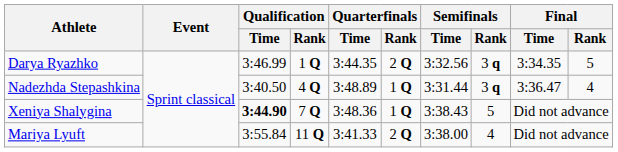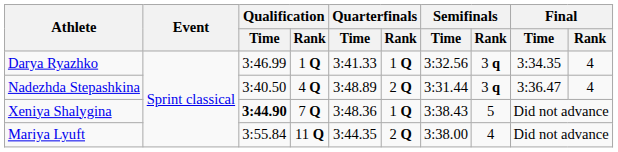(355, 63) 3:44.35 -> (355, 63) 3:41.33
(401, 63) 2 Q -> (401, 63) 1 Q
(590, 63) 5 -> (590, 63) 4
(401, 87) 1 Q -> (401, 87) 2 Q
(355, 135) 3:41.33 -> (355, 135) 3:44.35
